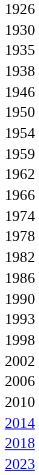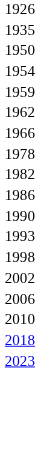- row: (20, 29)
- row: (20, 71)
- row: (20, 92)
- row: (20, 216)
- row: (20, 422)
